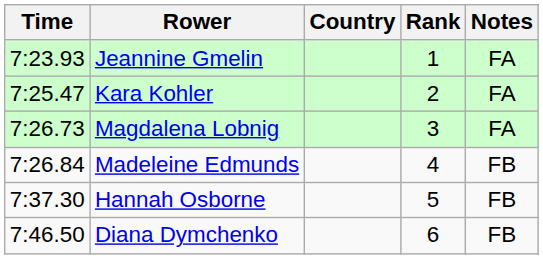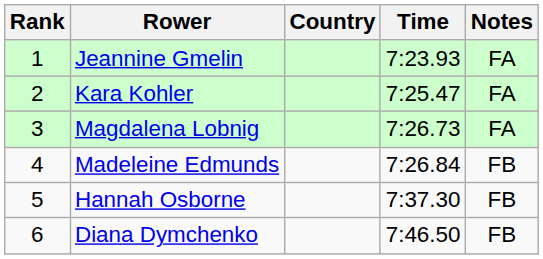columns swapped: (433, 22) <-> (47, 22)
